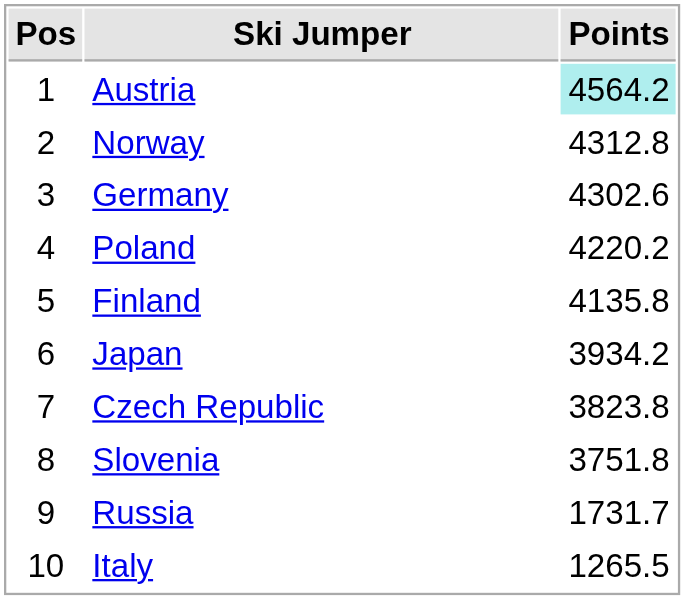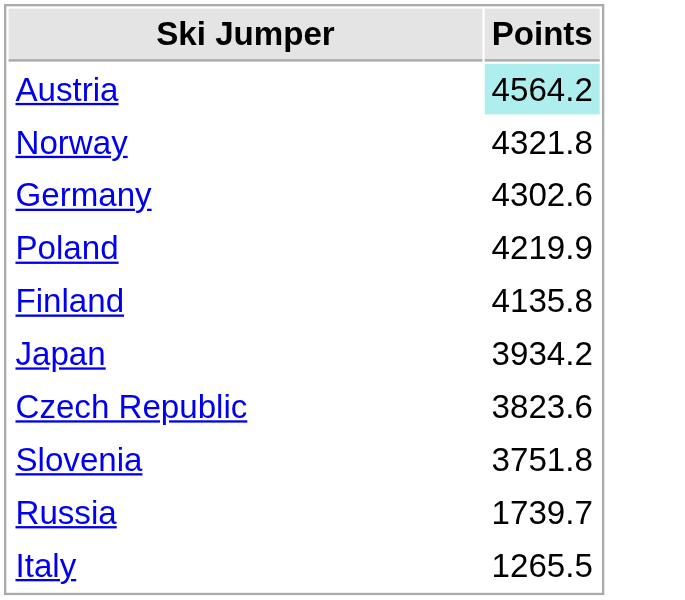- column: (46, 34)
(619, 142) 4312.8 -> (542, 142) 4321.8
(619, 248) 4220.2 -> (542, 248) 4219.9
(619, 406) 3823.8 -> (542, 406) 3823.6
(619, 512) 1731.7 -> (542, 512) 1739.7
